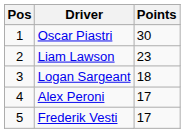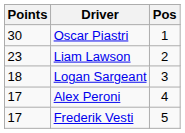columns swapped: (20, 14) <-> (157, 14)
